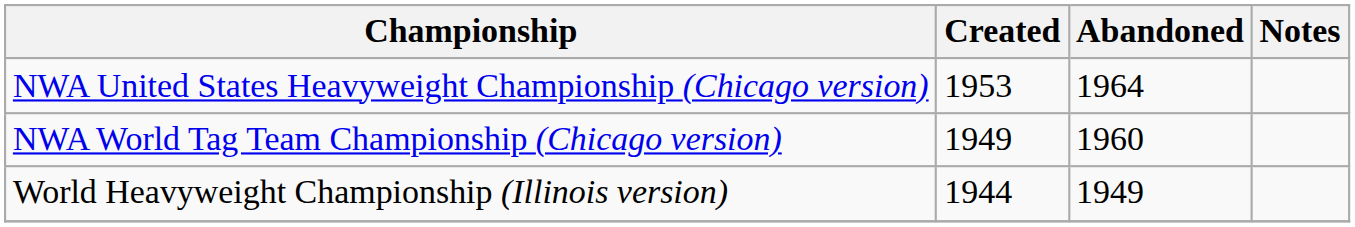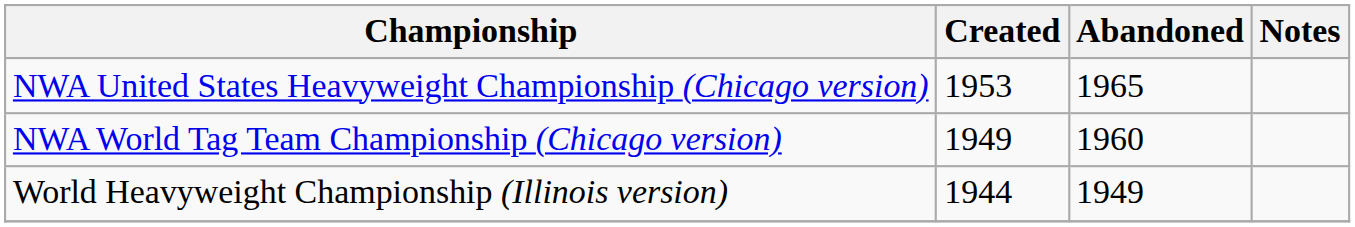(1110, 85) 1964 -> (1110, 85) 1965
